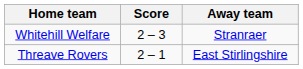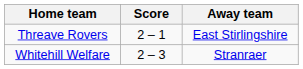rows swapped: (63, 54) <-> (63, 34)
